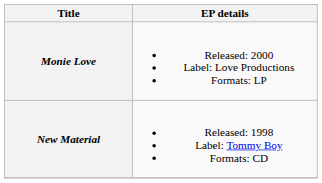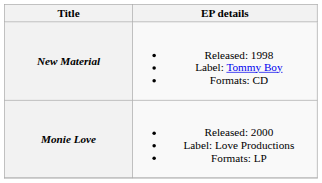rows swapped: (69, 139) <-> (69, 61)
